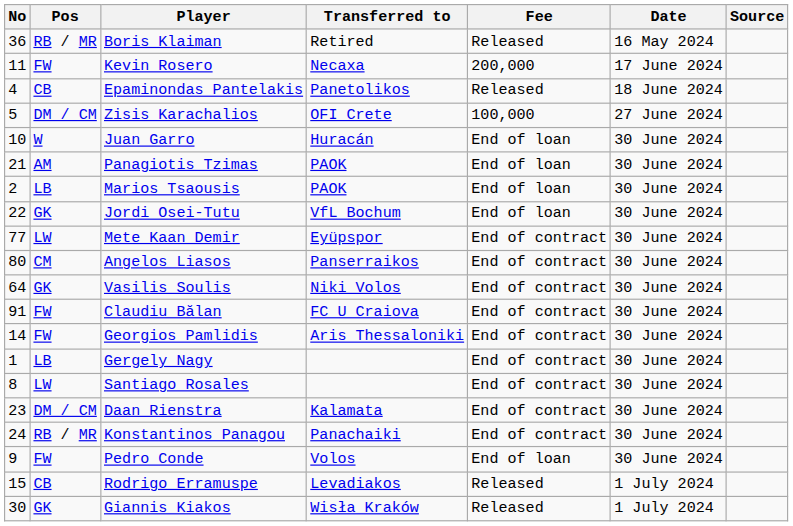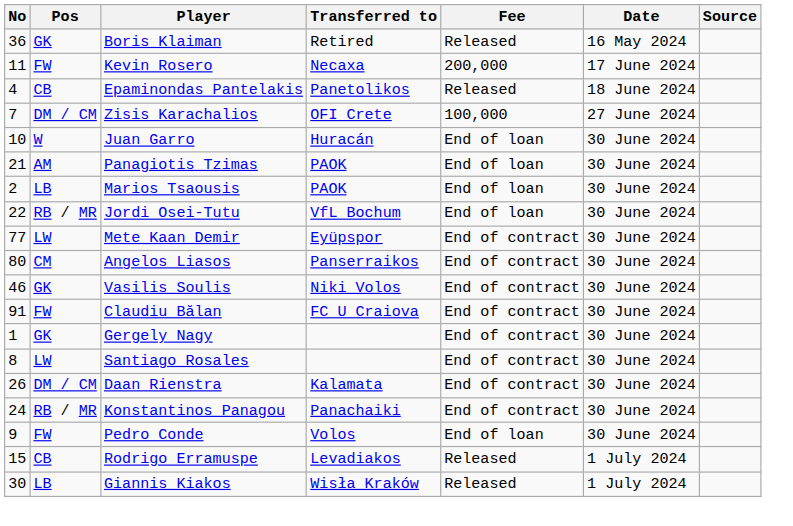(65, 41) RB / MR -> (43, 41) GK
(13, 115) 5 -> (13, 115) 7
(43, 213) GK -> (65, 213) RB / MR
(17, 287) 64 -> (17, 287) 46
- row: (181, 336)
(43, 361) LB -> (43, 336) GK
(17, 410) 23 -> (17, 386) 26
(43, 508) GK -> (43, 484) LB
